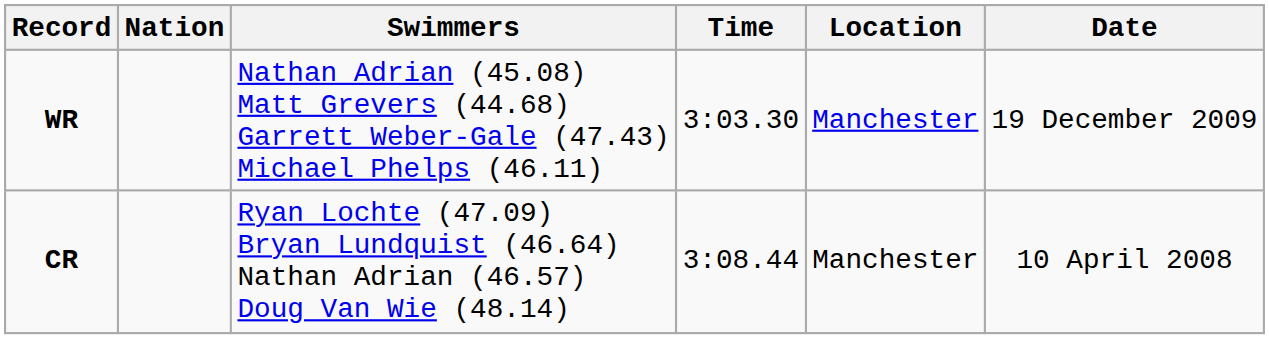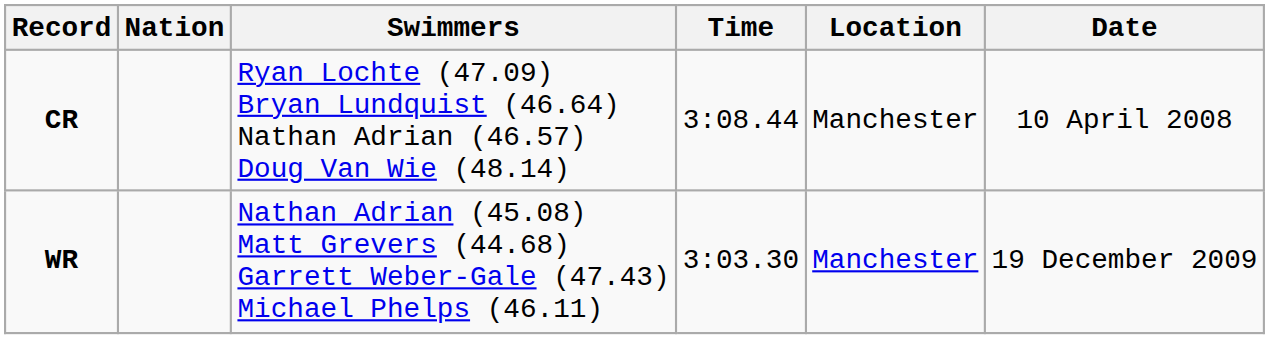rows swapped: (61, 121) <-> (61, 262)
